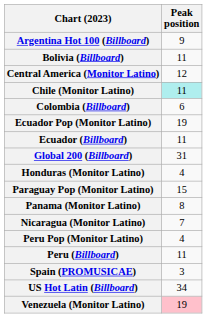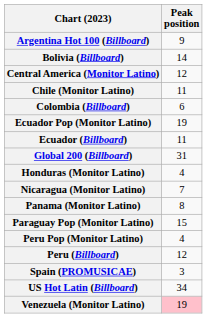(182, 57) 11 -> (182, 57) 14
(182, 90) paleturquoise background -> (182, 90) no background
rows swapped: (83, 222) <-> (83, 189)
(182, 255) 11 -> (182, 255) 12
